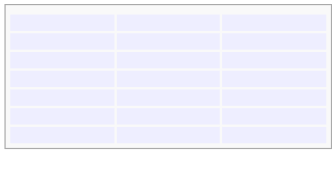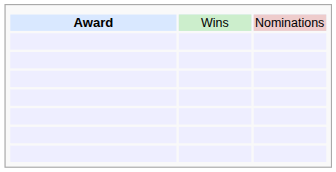+ row: (93, 23)
